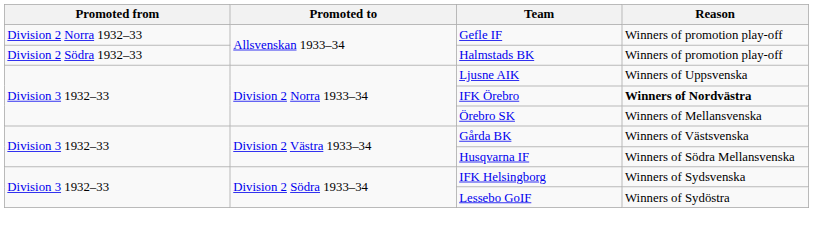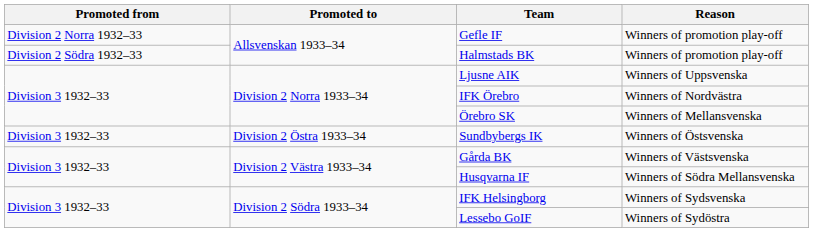(688, 95) bold -> (683, 95) normal
+ row: (501, 136)
